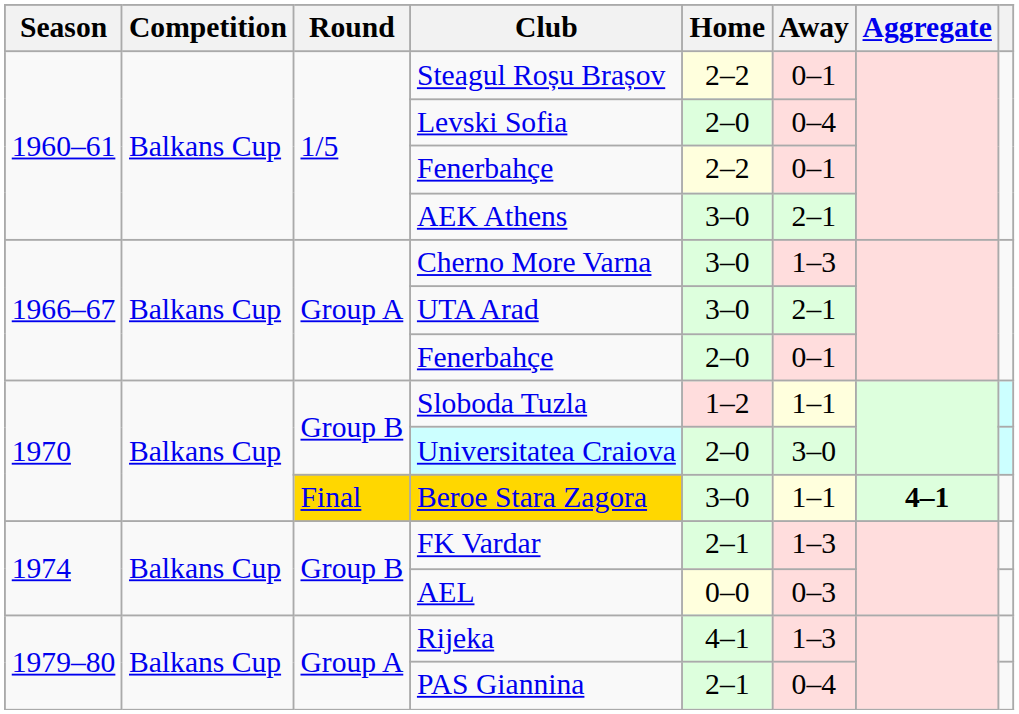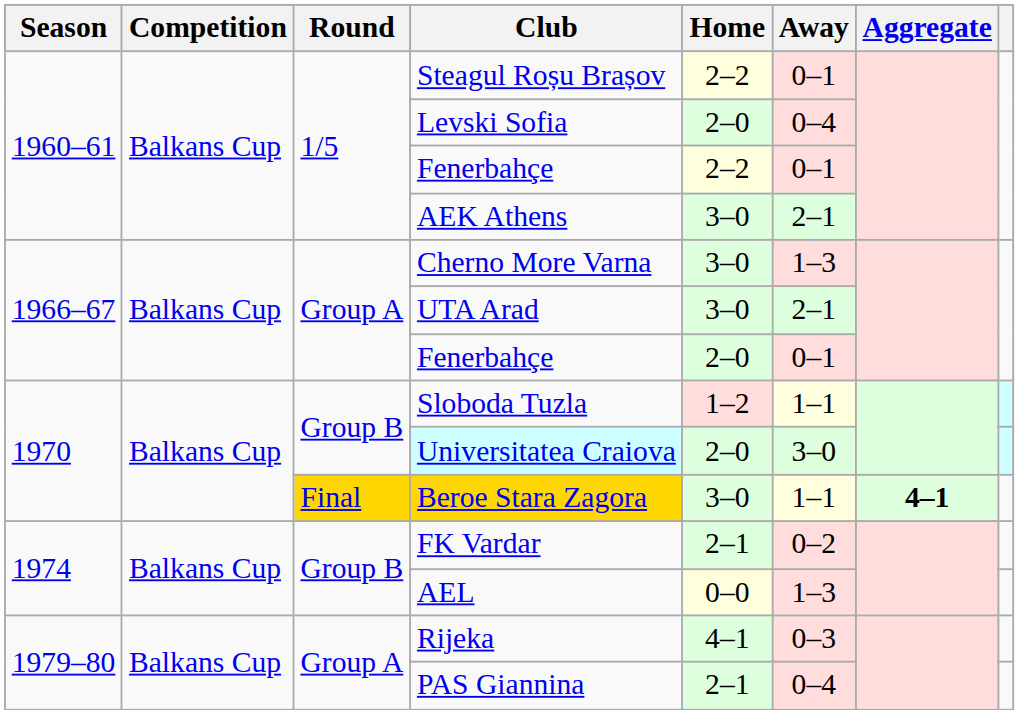(814, 544) 1–3 -> (814, 544) 0–2
(814, 591) 0–3 -> (814, 591) 1–3
(814, 638) 1–3 -> (814, 638) 0–3
